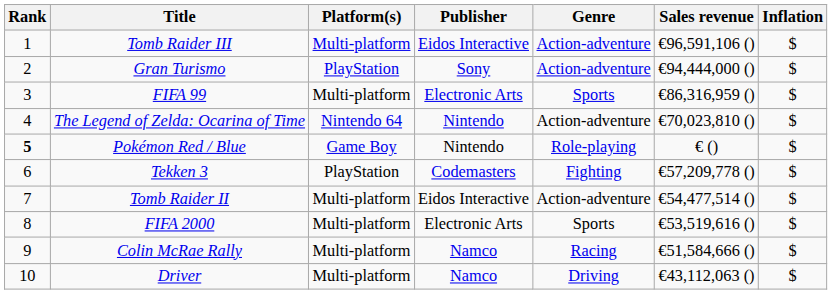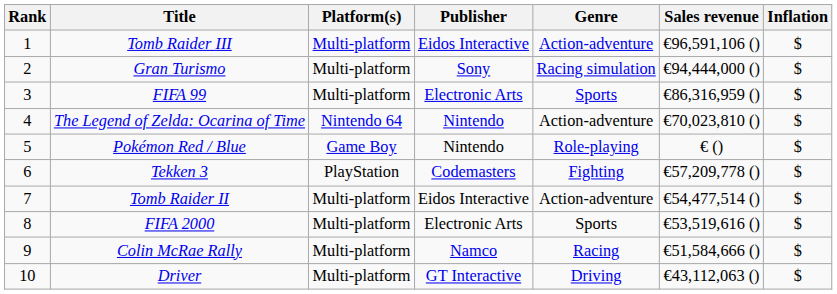(362, 69) PlayStation -> (362, 69) Multi-platform
(594, 69) Action-adventure -> (596, 69) Racing simulation
(27, 146) bold -> (27, 146) normal
(473, 276) Namco -> (474, 276) GT Interactive
